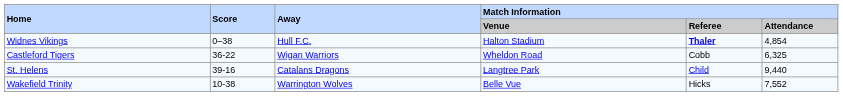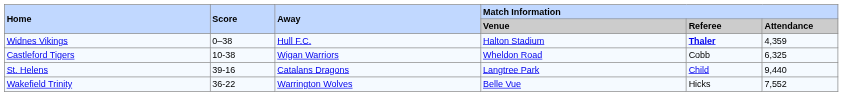(776, 41) 4,854 -> (776, 41) 4,359
(224, 55) 36-22 -> (224, 55) 10-38
(224, 84) 10-38 -> (224, 84) 36-22
